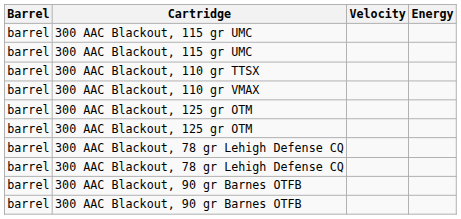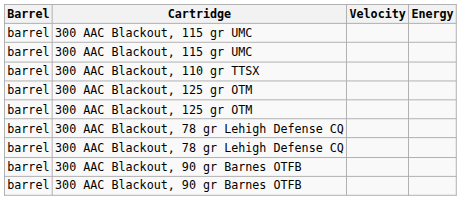- row: (28, 90)
